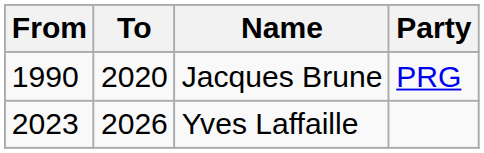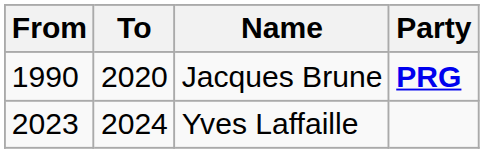(429, 76) normal -> (429, 76) bold
(134, 123) 2026 -> (134, 123) 2024
